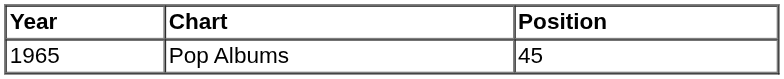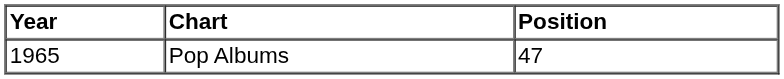(531, 55) 45 -> (531, 55) 47
